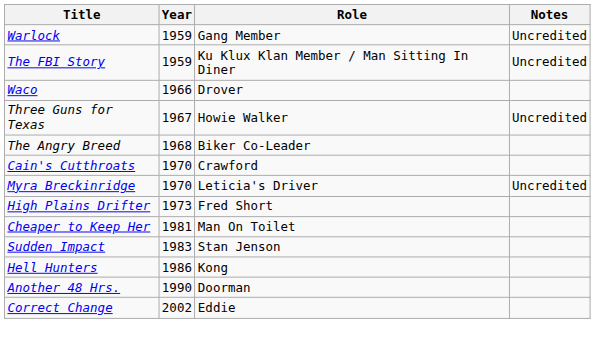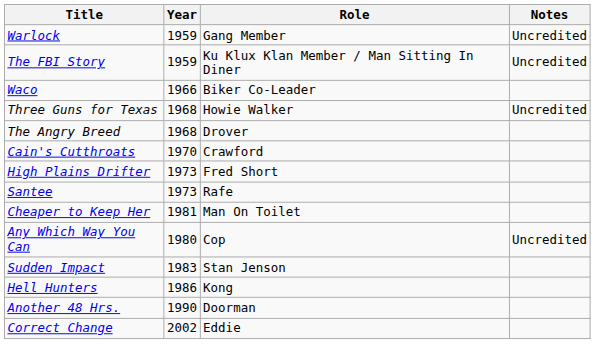(220, 90) Drover -> (259, 90) Biker Co-Leader
(177, 118) 1967 -> (182, 110) 1968
(254, 145) Biker Co-Leader -> (226, 131) Drover
- row: (71, 186)
+ row: (30, 192)
+ row: (71, 240)
